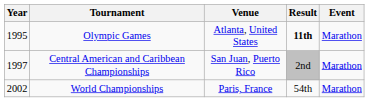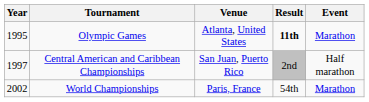(342, 65) Marathon -> (335, 65) Half marathon
